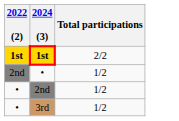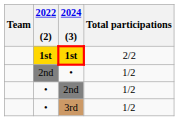+ column: (19, 25)
